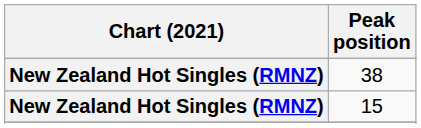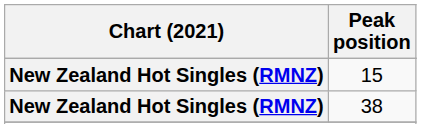rows swapped: (372, 106) <-> (372, 74)
